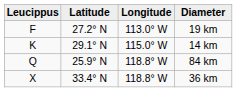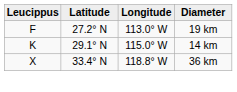- row: (203, 62)
